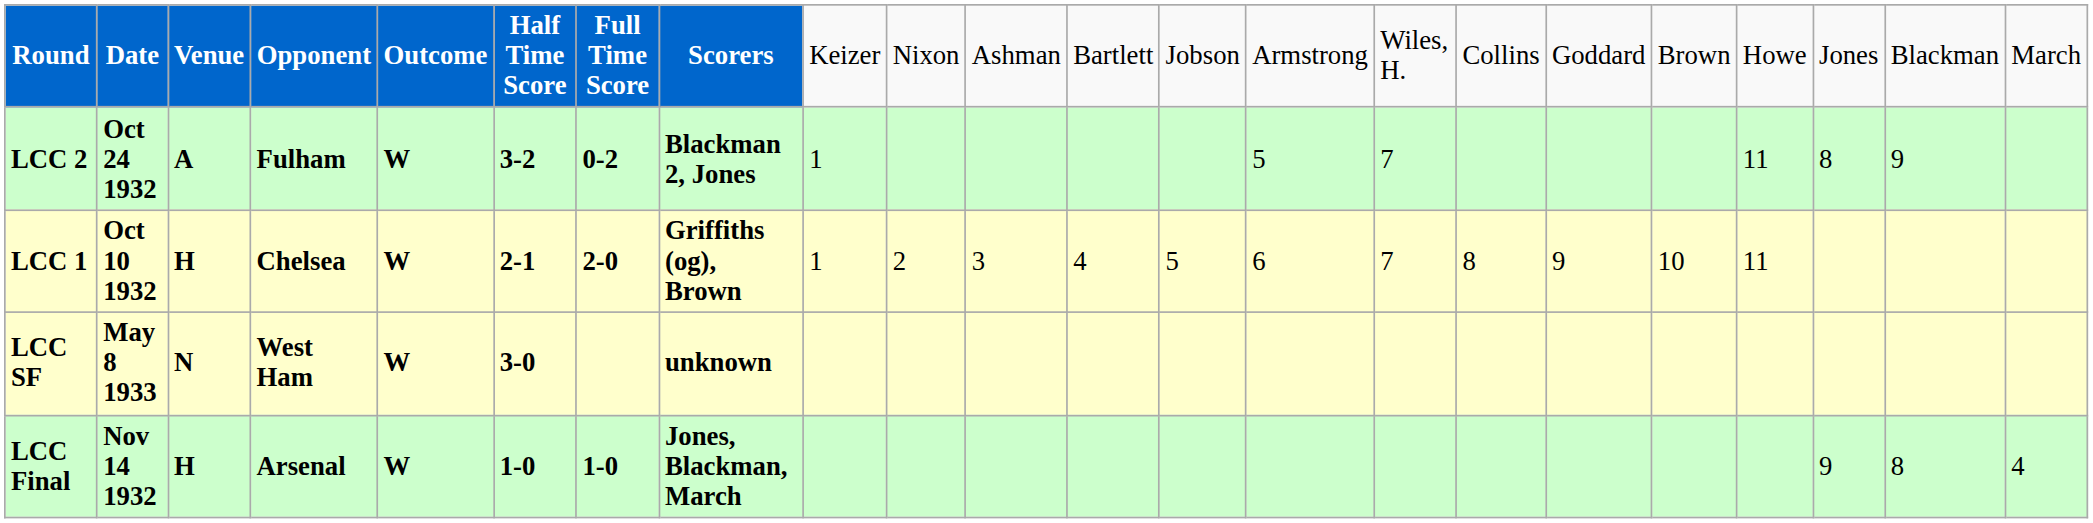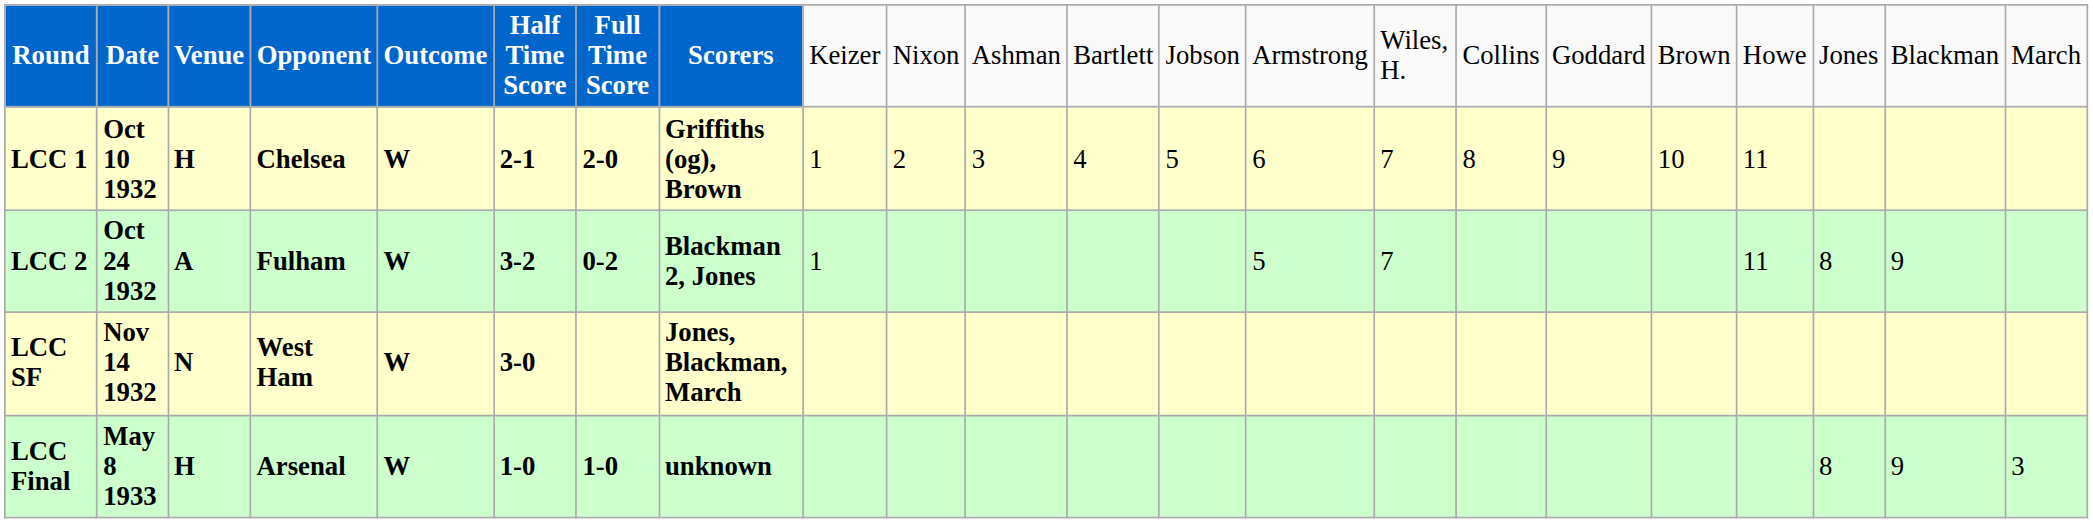rows swapped: (49, 260) <-> (49, 158)
(130, 363) May 8 1933 -> (130, 363) Nov 14 1932
(718, 363) unknown -> (726, 363) Jones, Blackman, March
(130, 465) Nov 14 1932 -> (130, 465) May 8 1933
(726, 465) Jones, Blackman, March -> (718, 465) unknown
(1826, 465) 9 -> (1826, 465) 8
(1897, 465) 8 -> (1897, 465) 9
(2018, 465) 4 -> (2018, 465) 3
